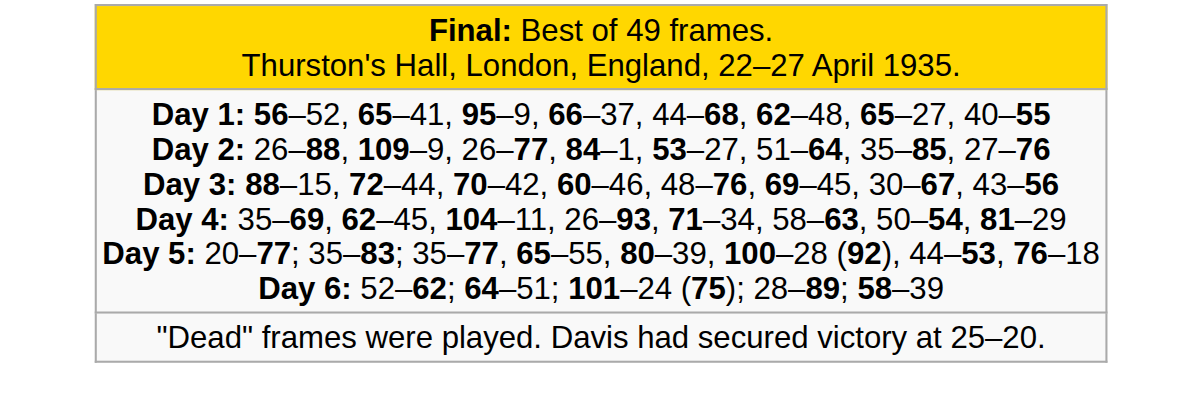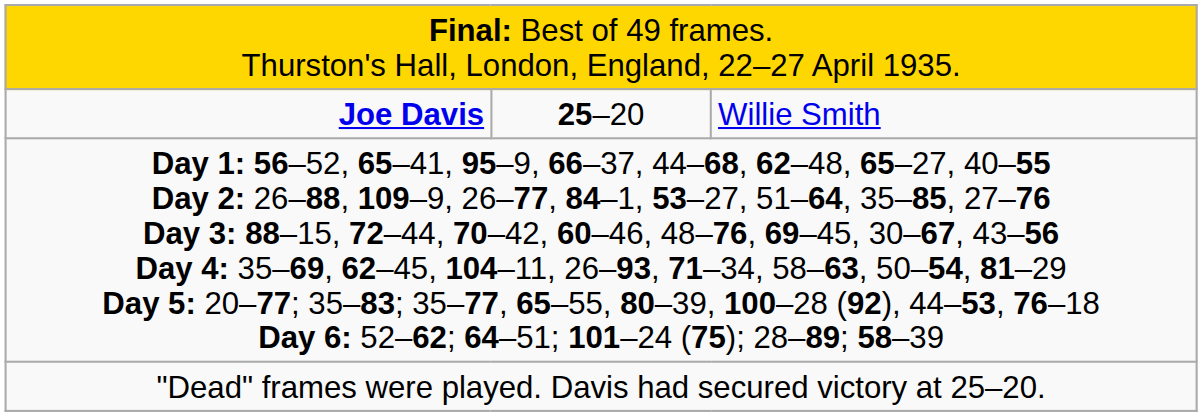+ row: (411, 114)
